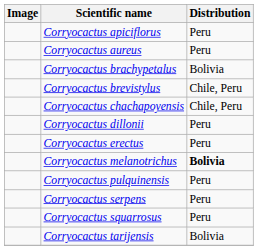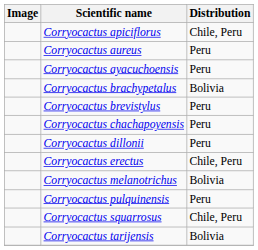(200, 32) Peru -> (216, 32) Chile, Peru
+ row: (111, 69)
(216, 87) Chile, Peru -> (200, 106) Peru
(216, 106) Chile, Peru -> (200, 124) Peru
(200, 143) Peru -> (216, 161) Chile, Peru
(207, 161) bold -> (207, 180) normal
- row: (95, 198)
(200, 217) Peru -> (216, 217) Chile, Peru
